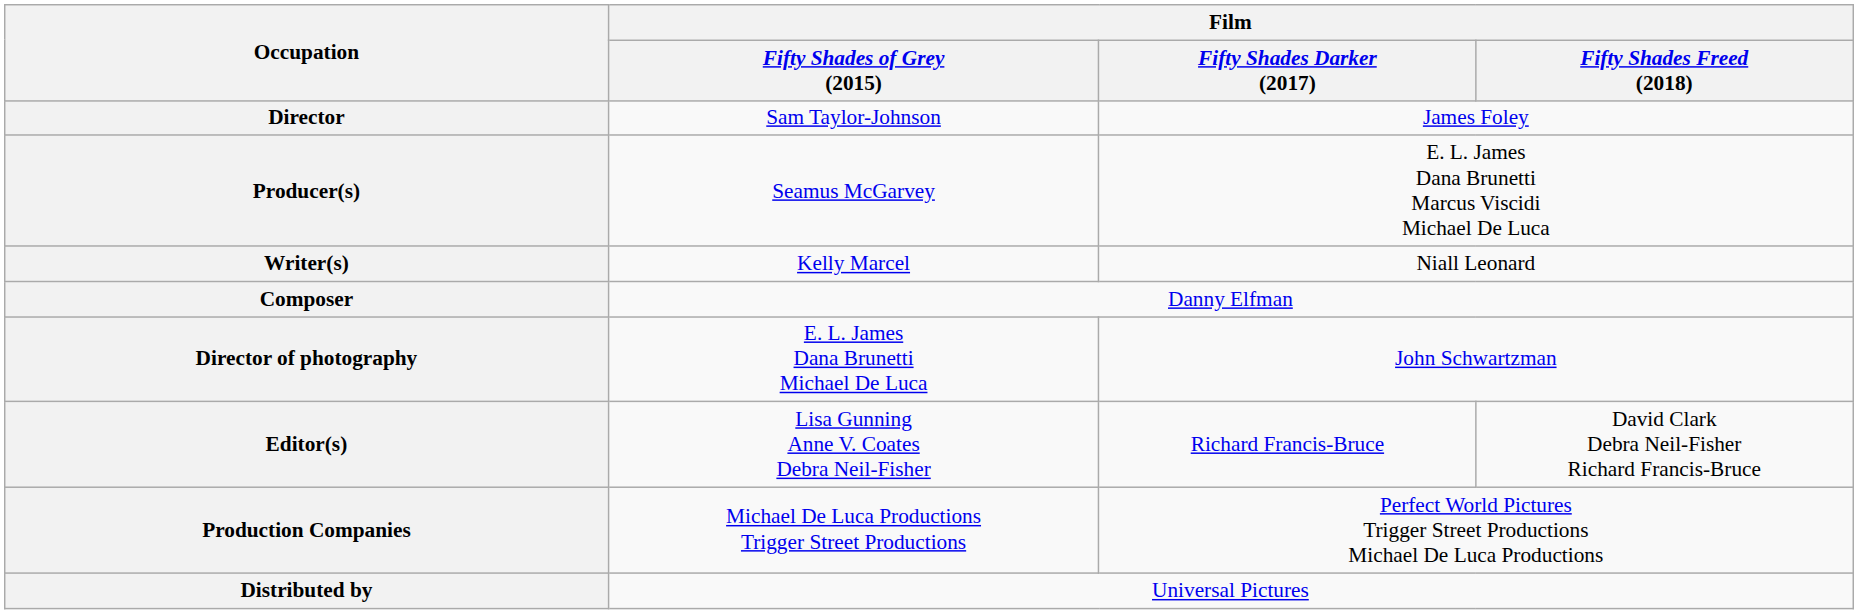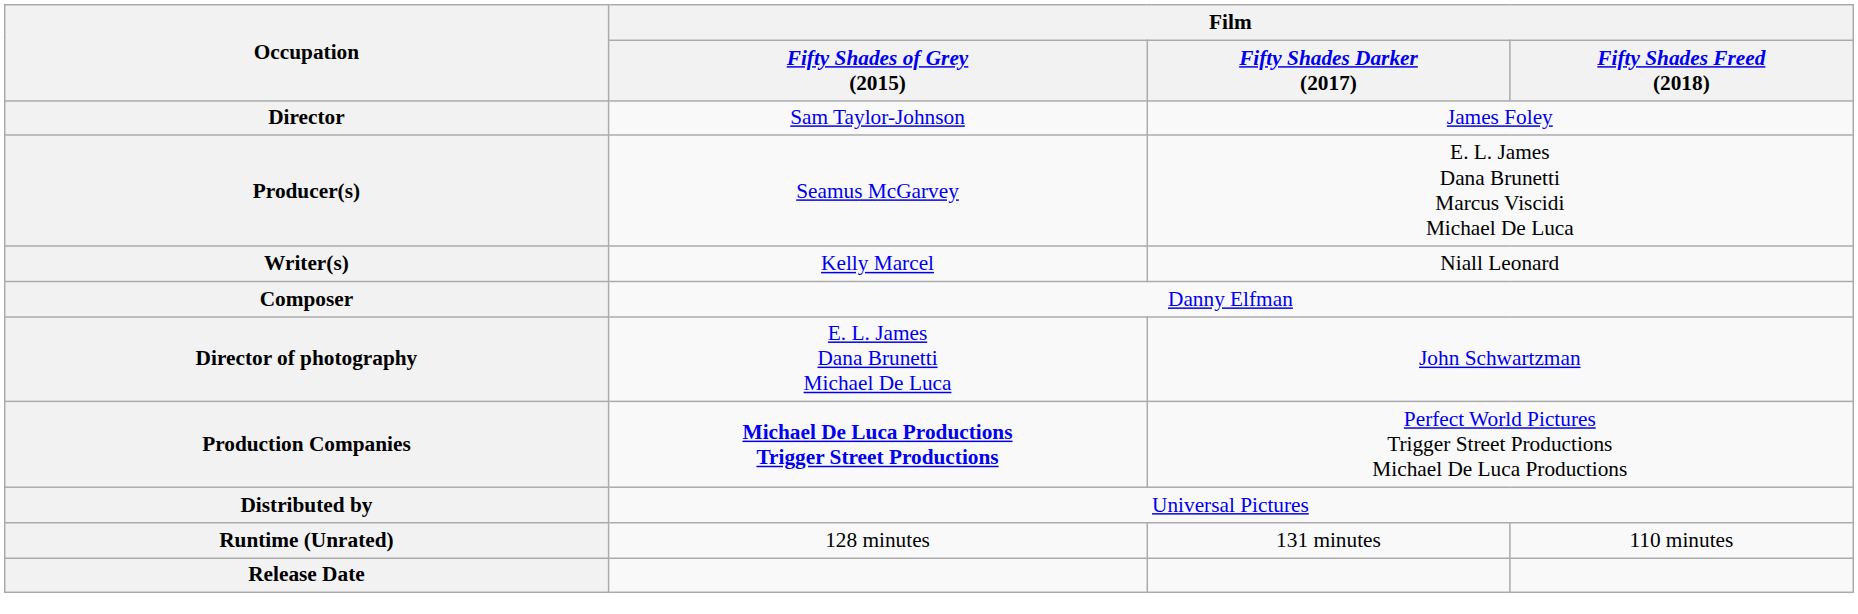- row: (306, 444)
(854, 530) normal -> (878, 444) bold
+ row: (306, 540)
+ row: (306, 575)
